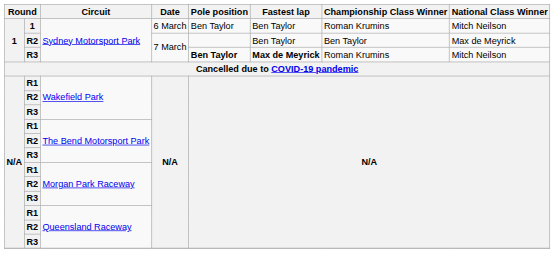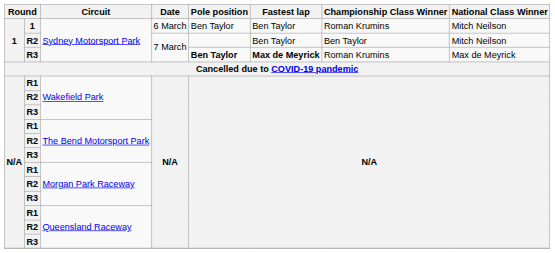(484, 40) Max de Meyrick -> (479, 40) Mitch Neilson
(479, 54) Mitch Neilson -> (484, 54) Max de Meyrick
